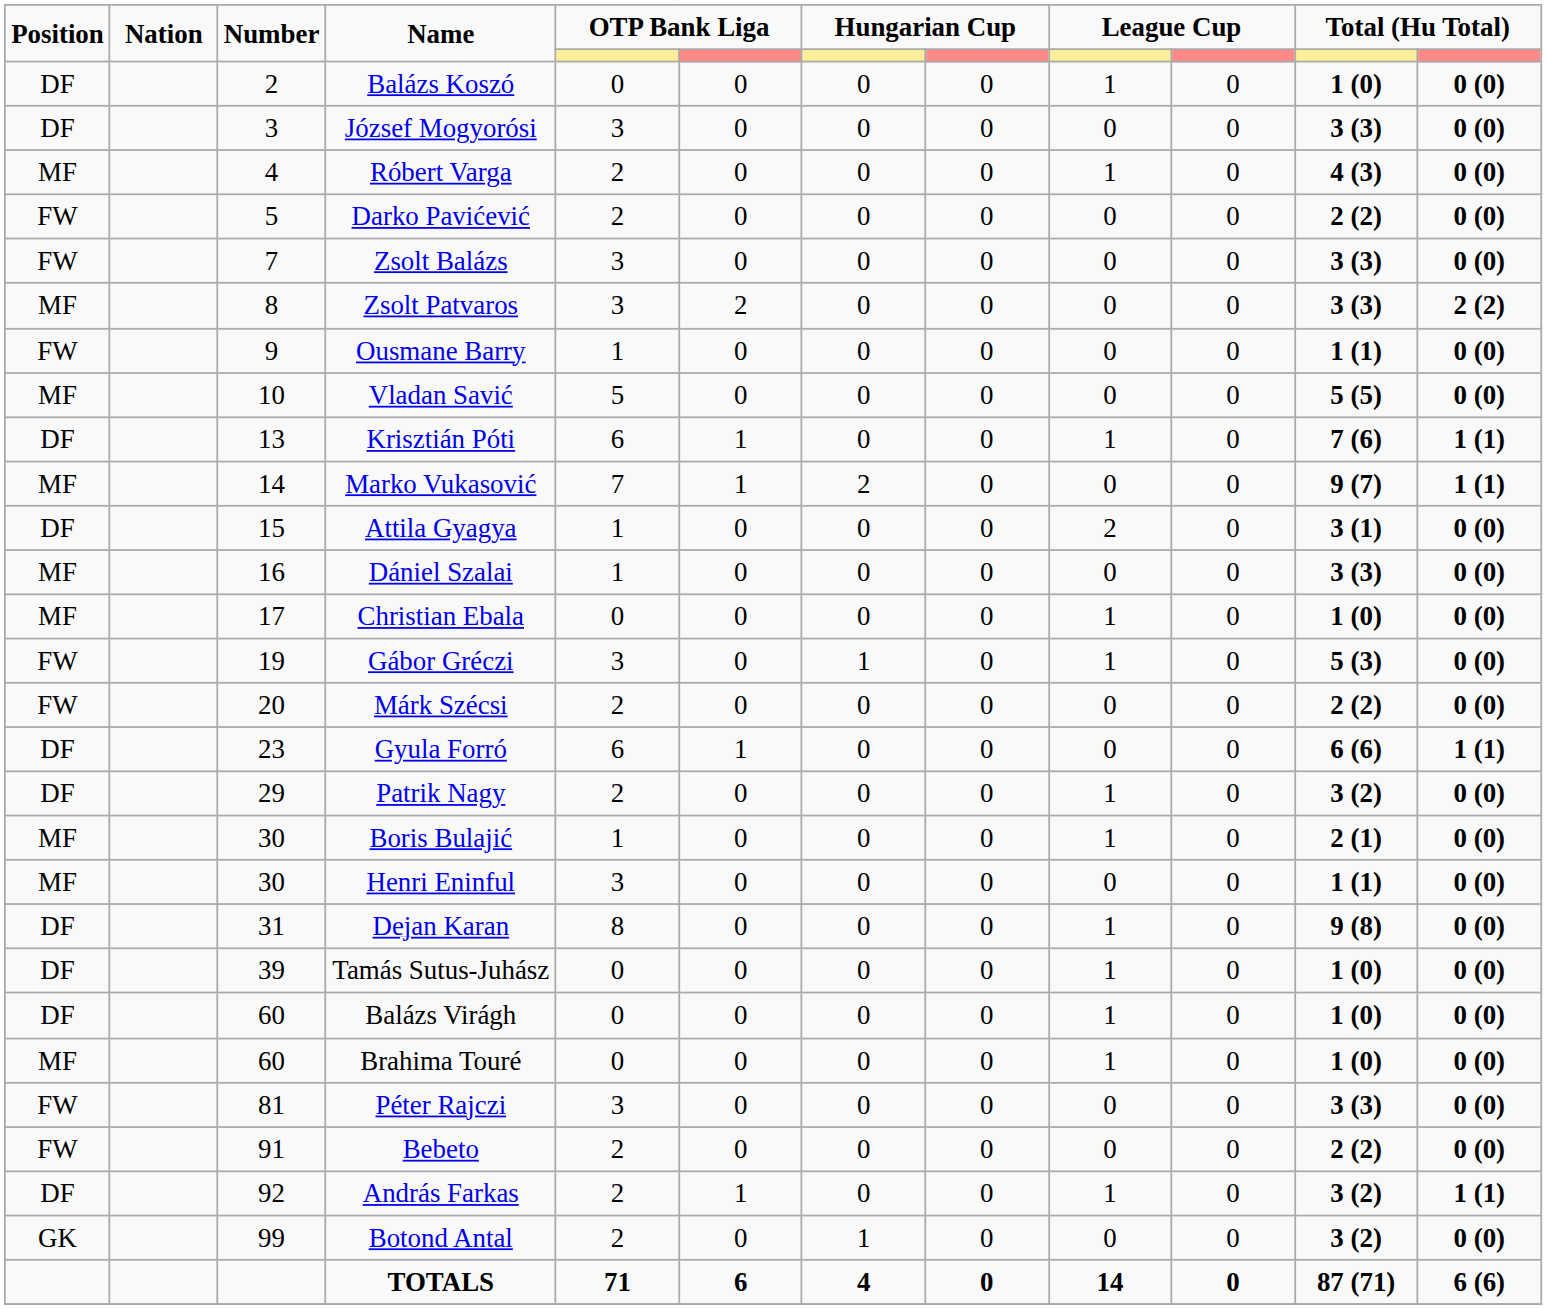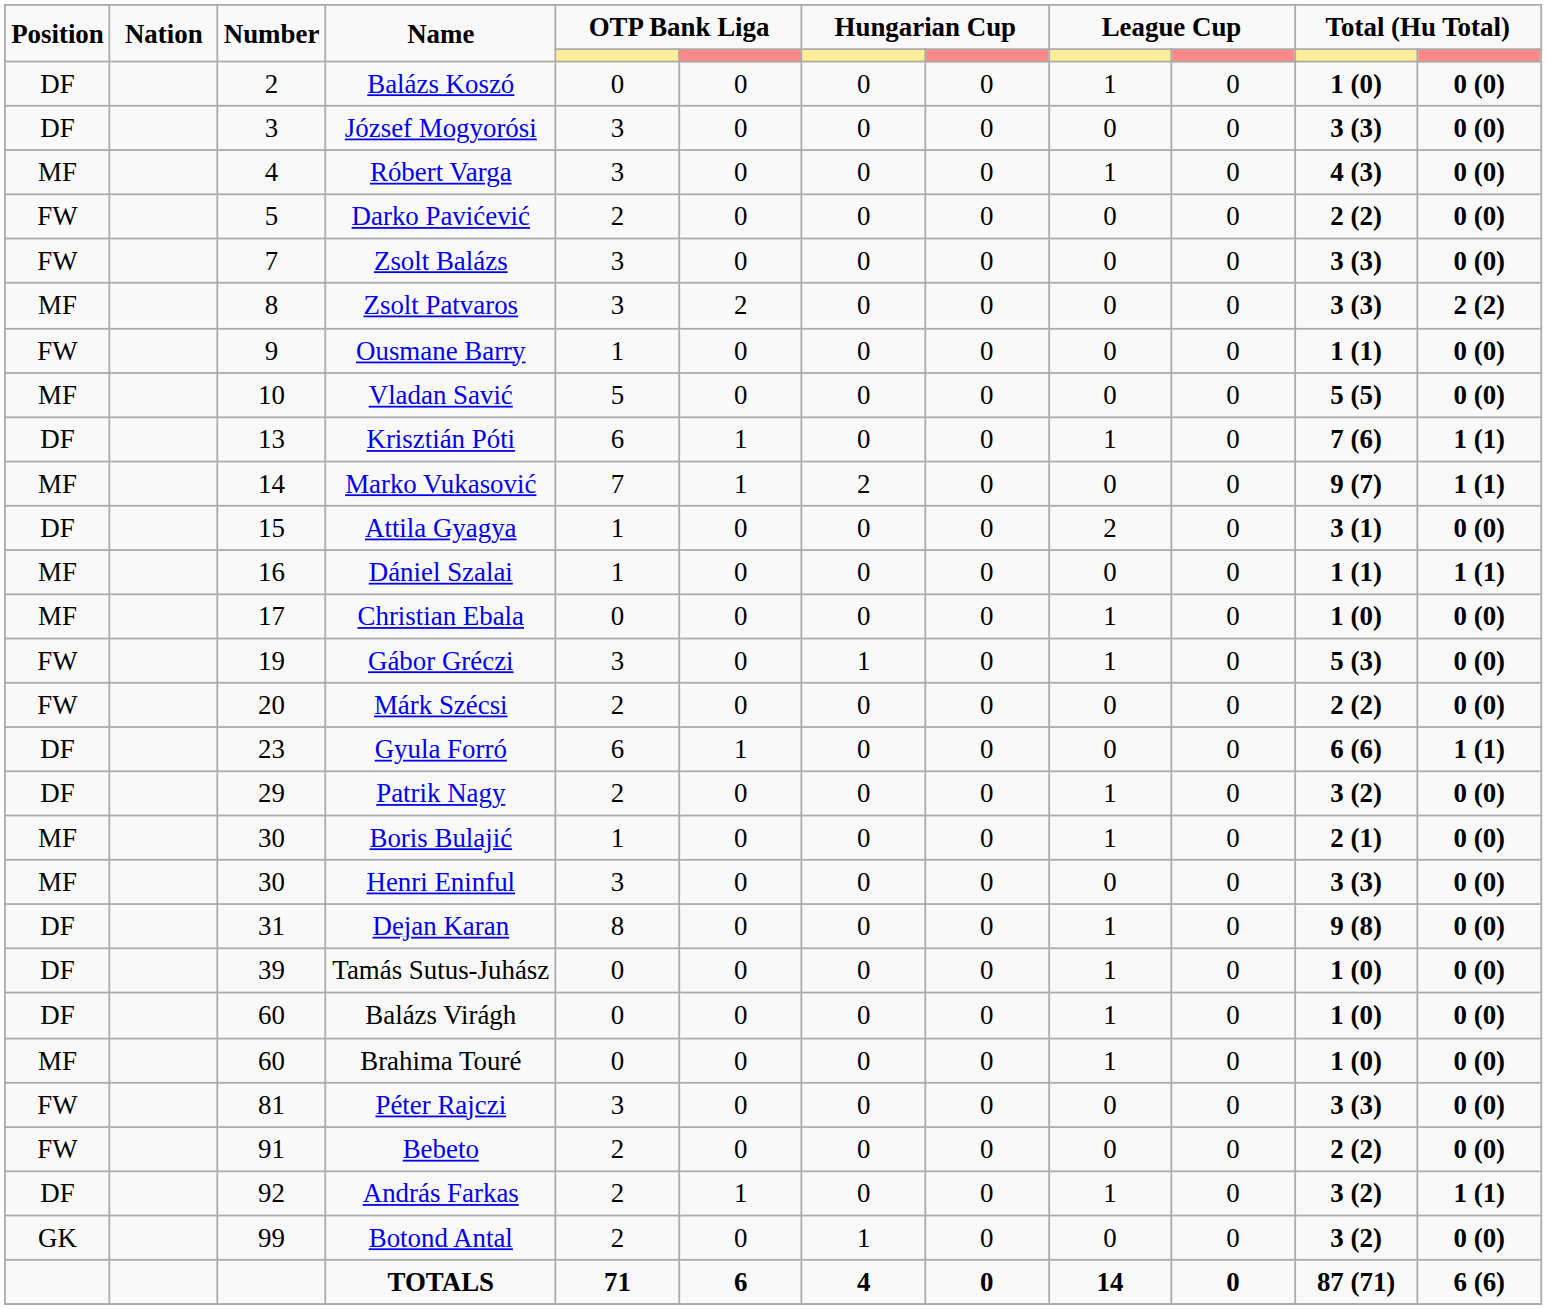(618, 172) 2 -> (618, 172) 3
(1356, 571) 3 (3) -> (1356, 571) 1 (1)
(1479, 571) 0 (0) -> (1479, 571) 1 (1)
(1356, 882) 1 (1) -> (1356, 882) 3 (3)
